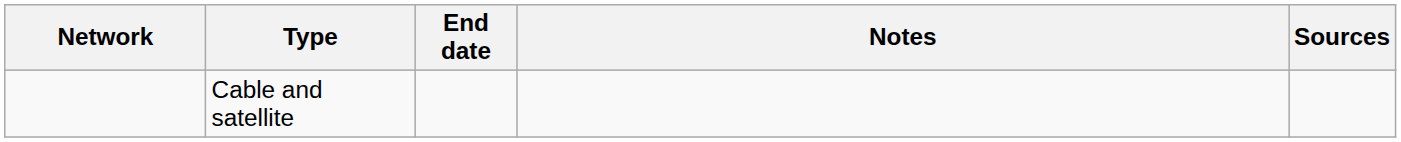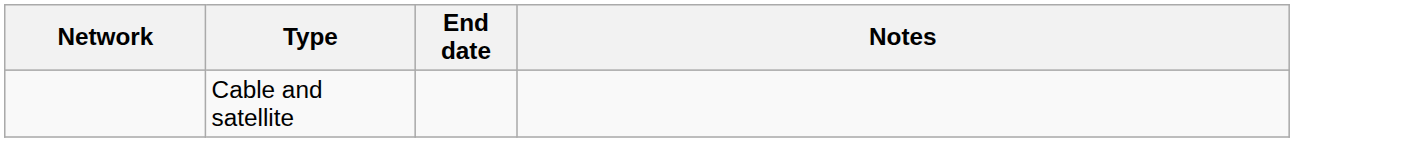- column: (1342, 37)
